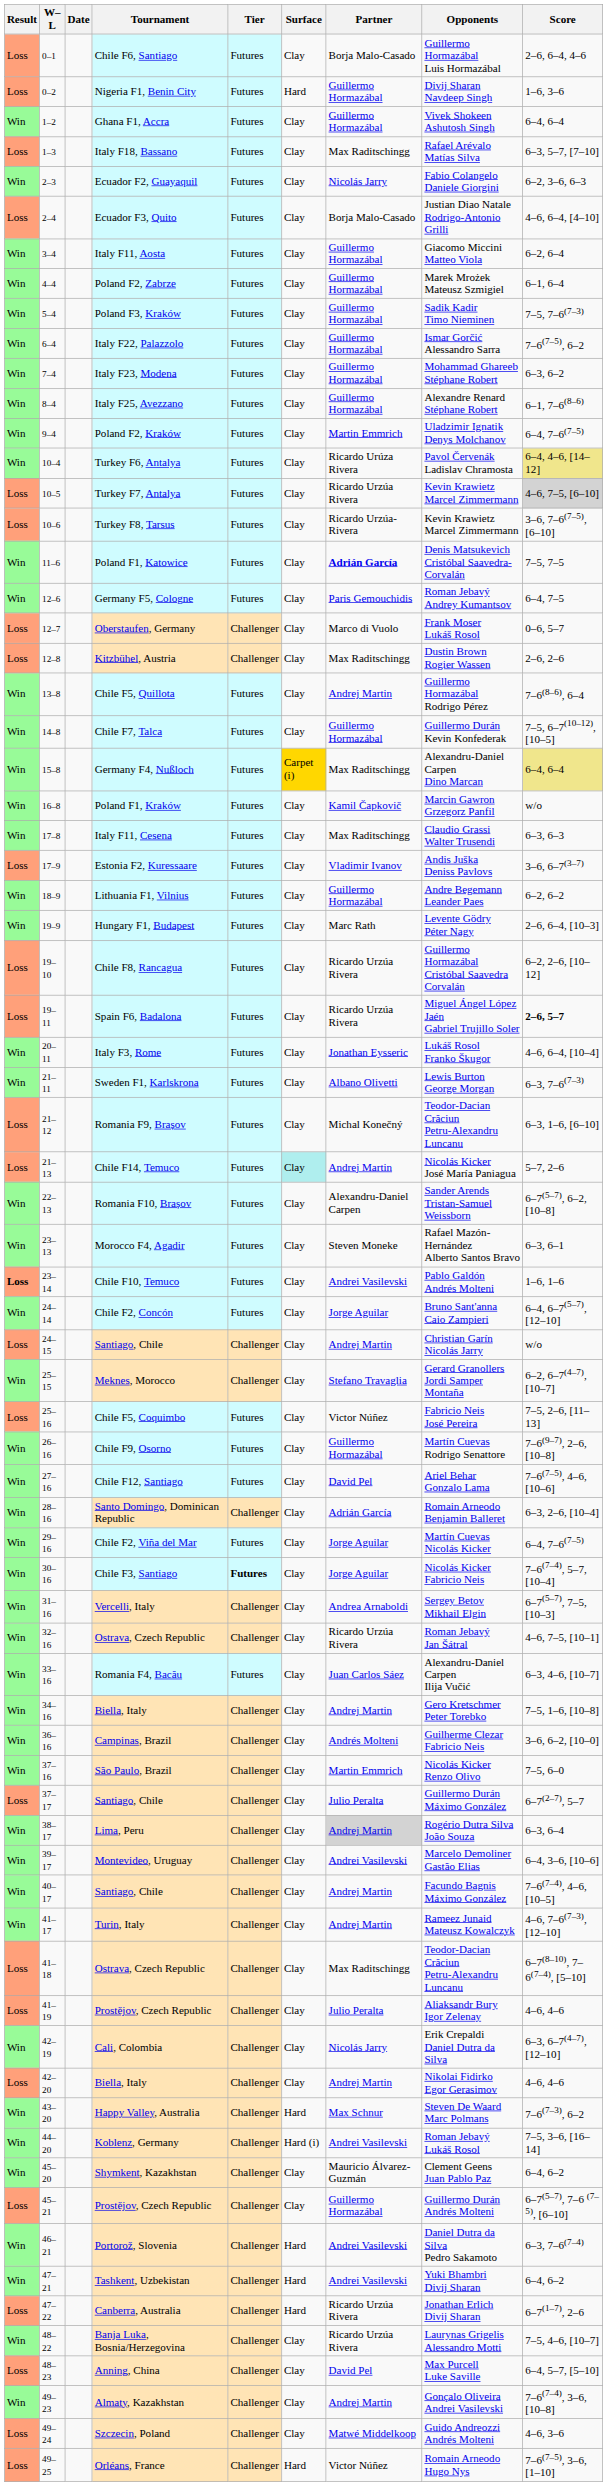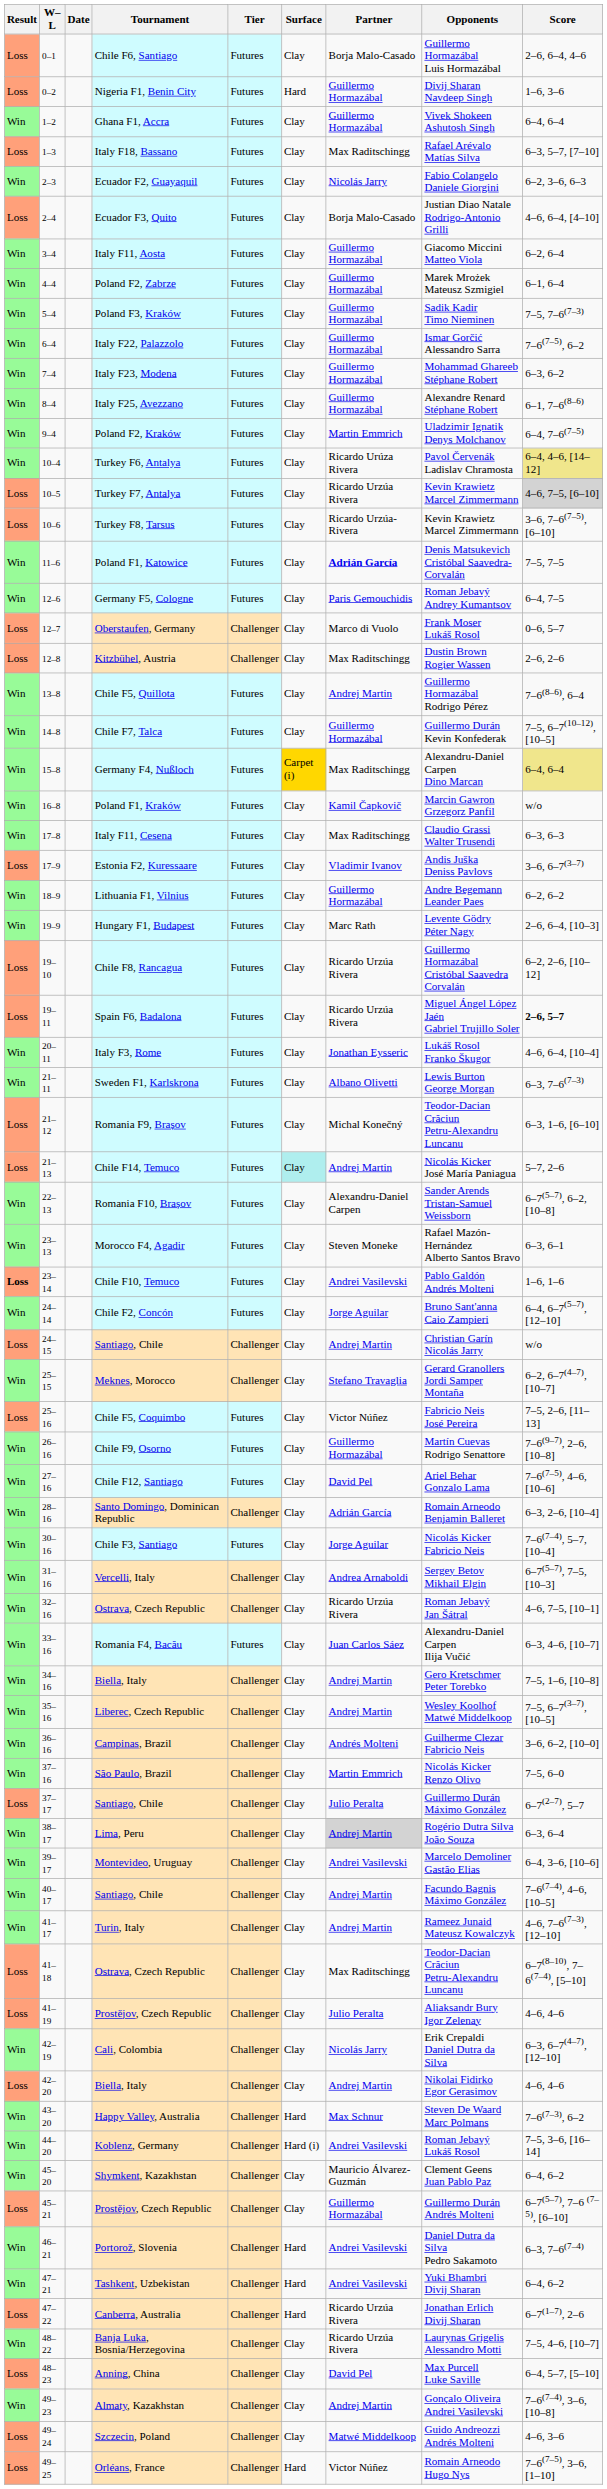- row: (49, 1543)
(249, 1574) bold -> (247, 1544) normal
+ row: (49, 1712)
